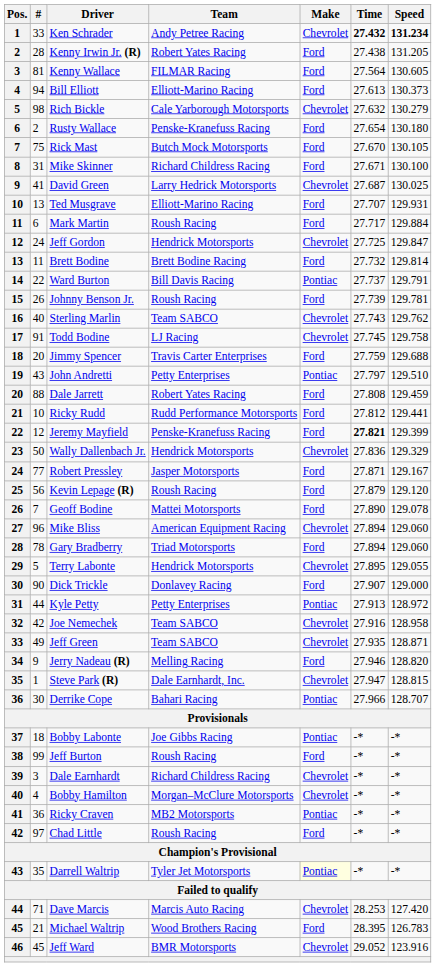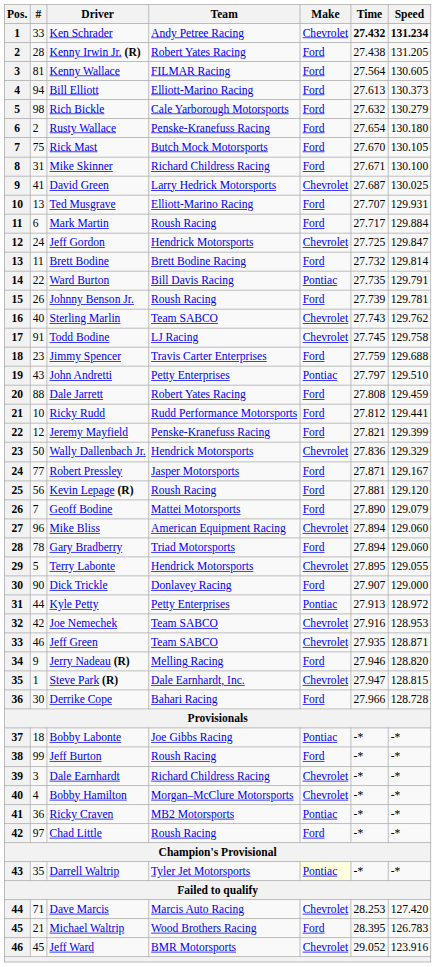(325, 109) Chevrolet -> (314, 109) Ford
(369, 280) 27.737 -> (369, 280) 27.735
(38, 357) 20 -> (38, 357) 23
(369, 433) bold -> (369, 433) normal
(369, 490) 27.879 -> (369, 490) 27.881
(409, 509) 129.078 -> (409, 509) 129.079
(409, 623) 128.958 -> (409, 623) 128.953
(38, 642) 49 -> (38, 642) 46
(320, 699) Pontiac -> (314, 699) Ford
(409, 699) 128.707 -> (409, 699) 128.728
